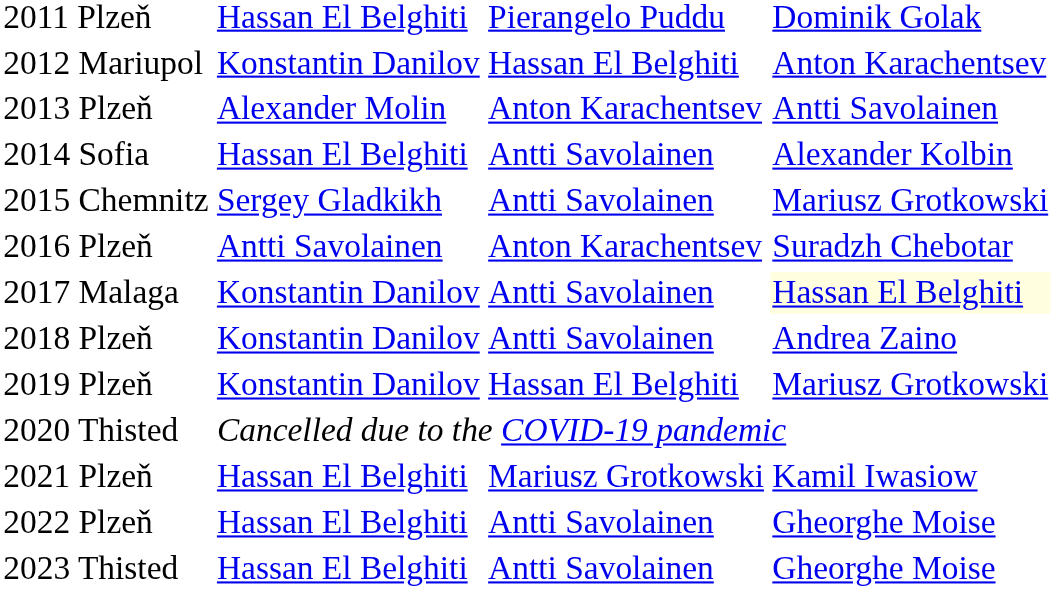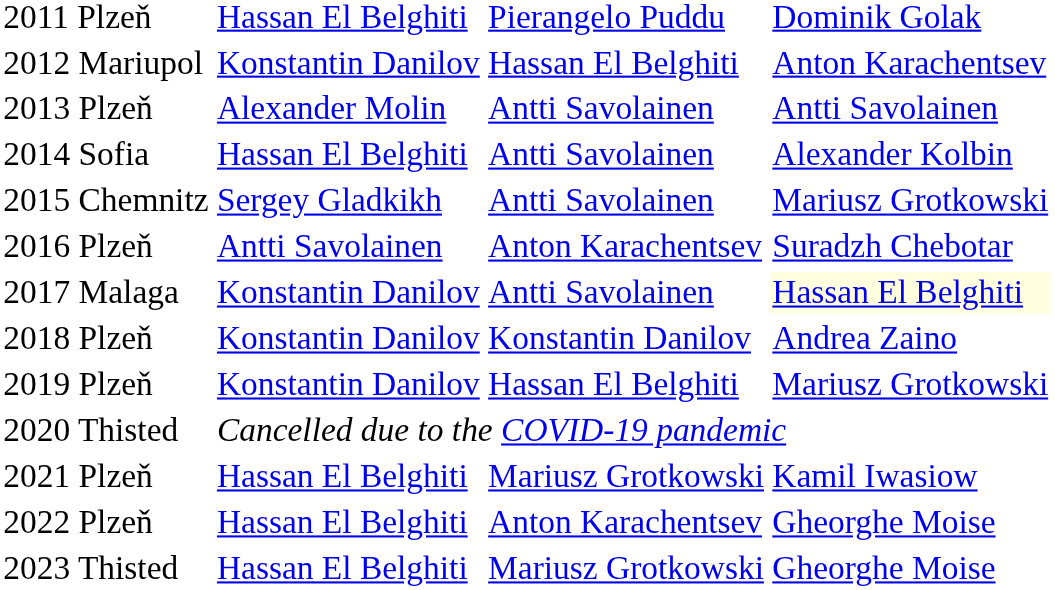(625, 108) Anton Karachentsev -> (601, 108) Antti Savolainen
(601, 338) Antti Savolainen -> (620, 338) Konstantin Danilov
(601, 522) Antti Savolainen -> (625, 522) Anton Karachentsev
(601, 568) Antti Savolainen -> (626, 568) Mariusz Grotkowski
